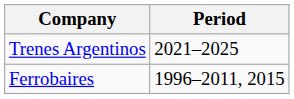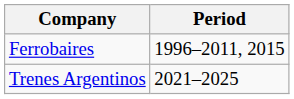rows swapped: (52, 78) <-> (77, 49)
